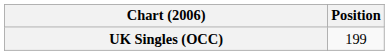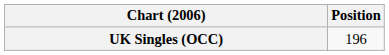(356, 38) 199 -> (356, 38) 196
